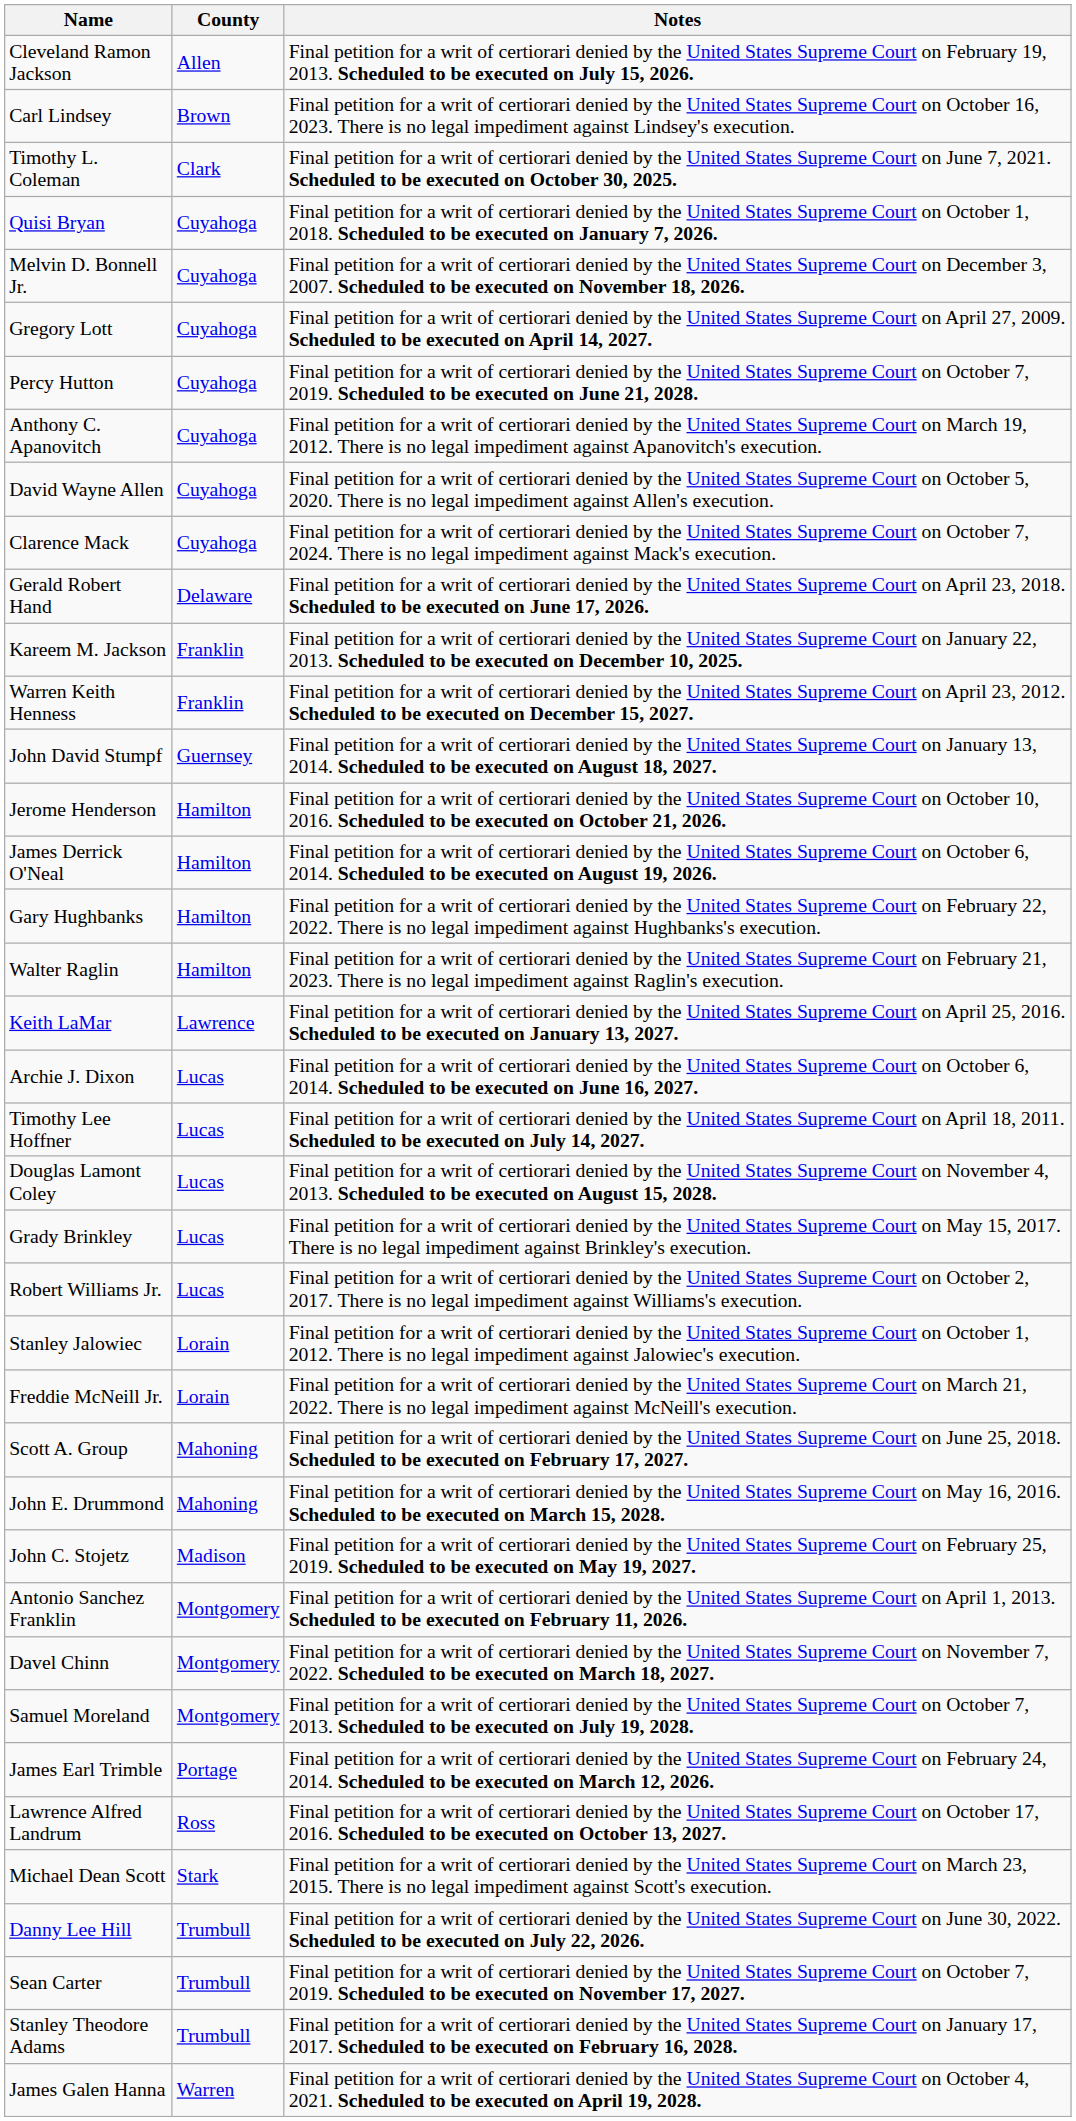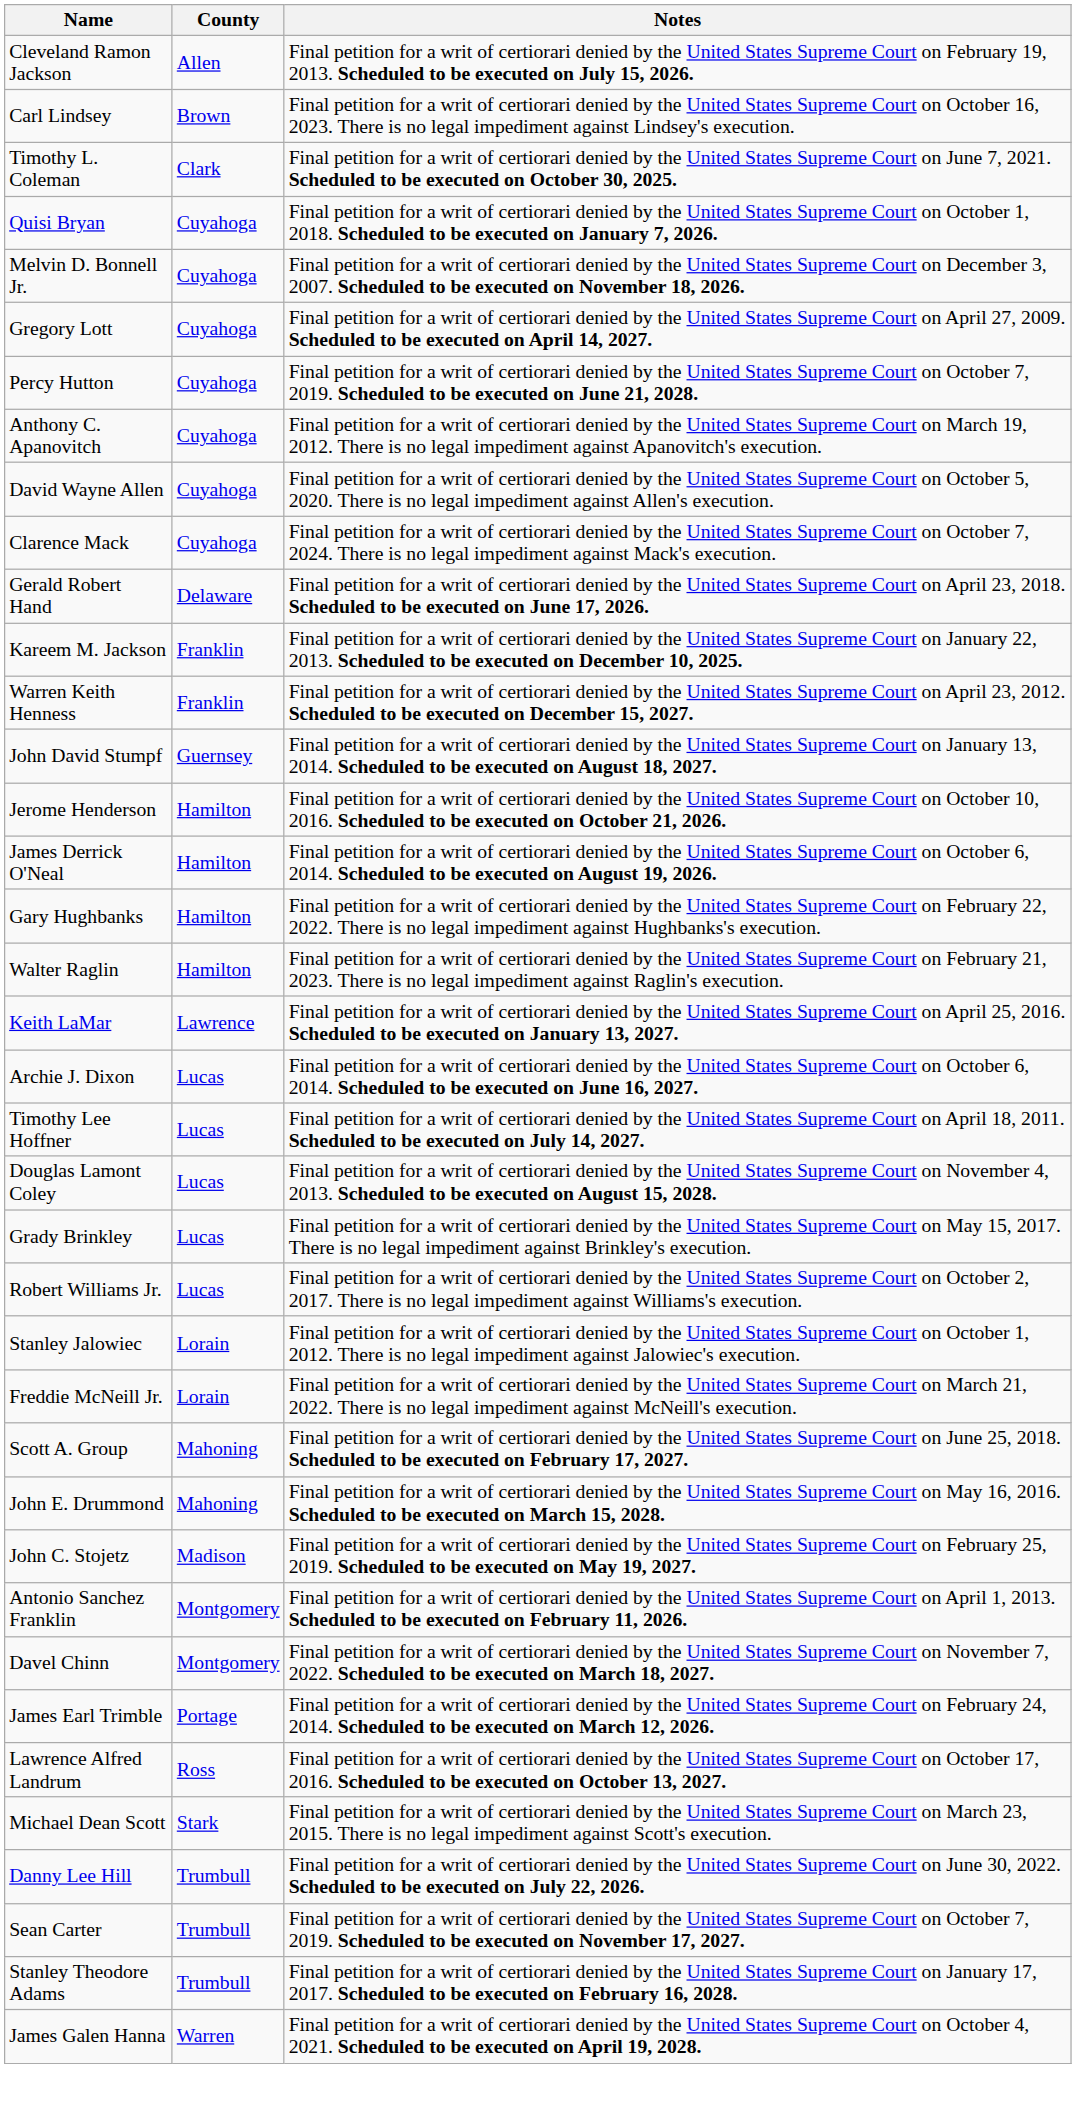- row: (79, 1716)
